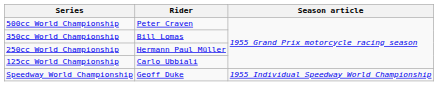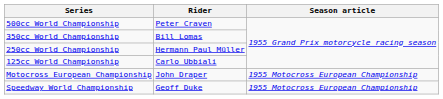+ row: (79, 75)
(331, 75) 1955 Individual Speedway World Championship -> (333, 88) 1955 Motocross European Championship
